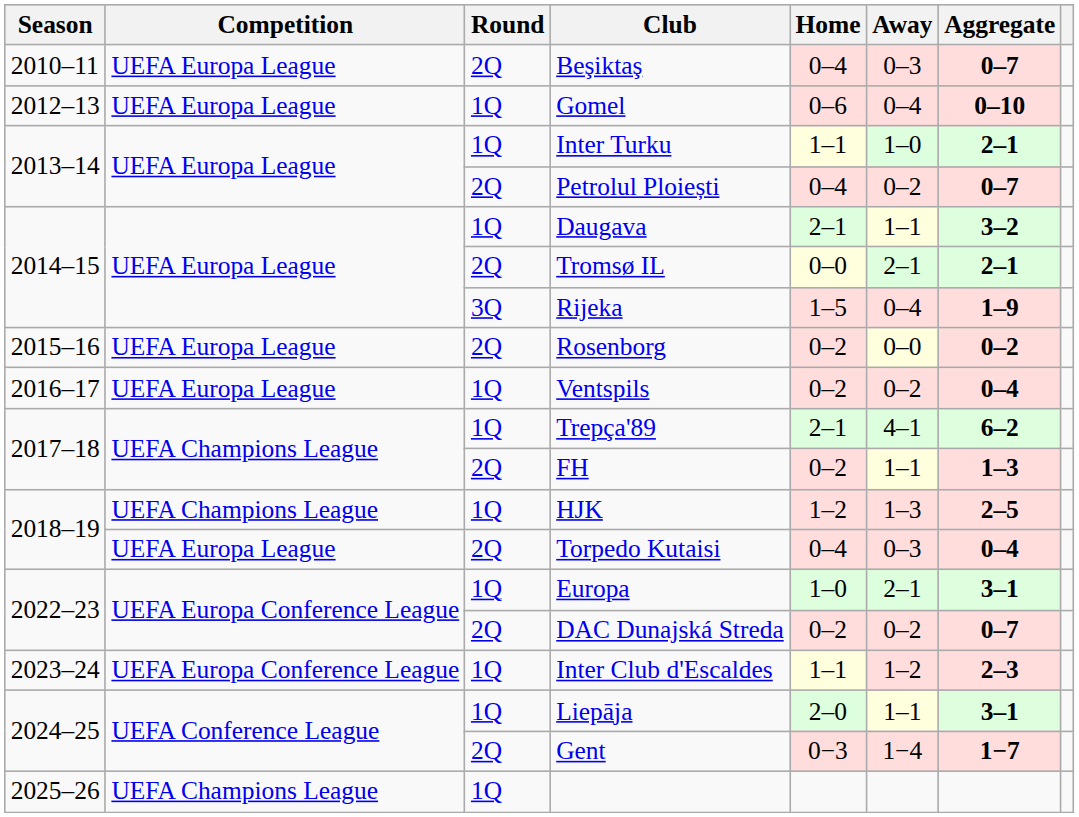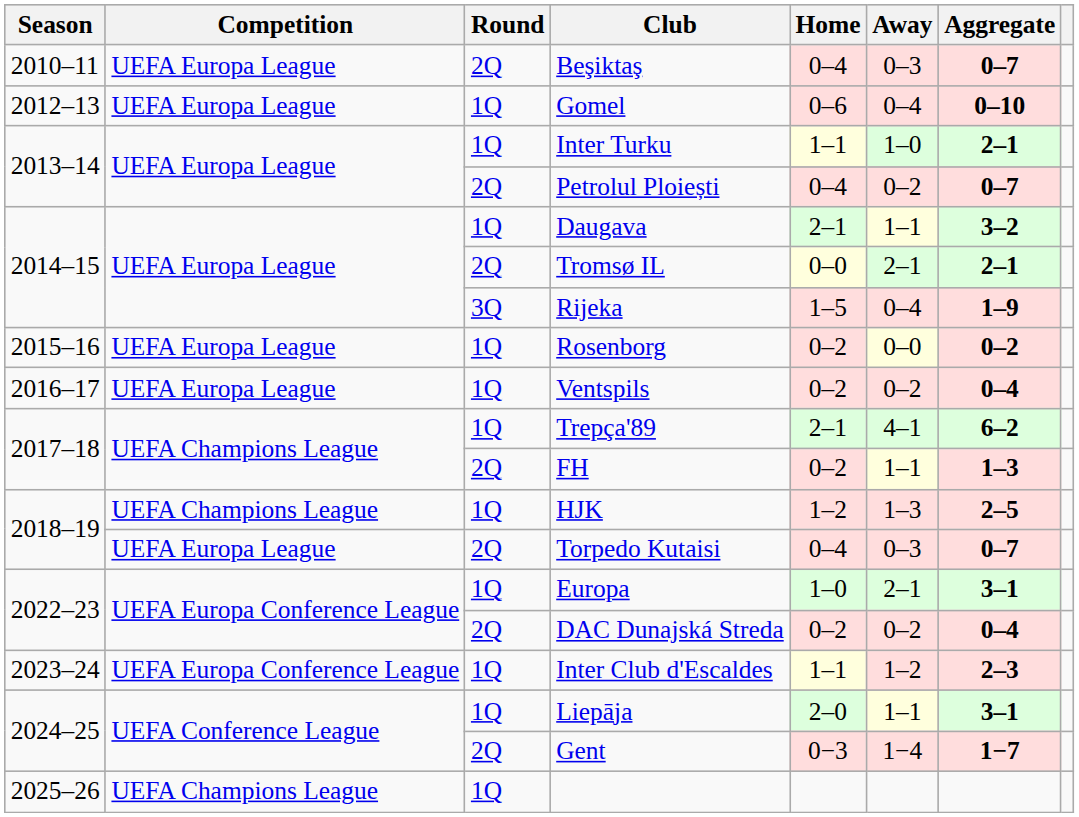(486, 347) 2Q -> (486, 347) 1Q
(1000, 549) 0–4 -> (1000, 549) 0–7
(1000, 629) 0–7 -> (1000, 629) 0–4
